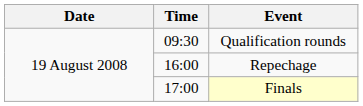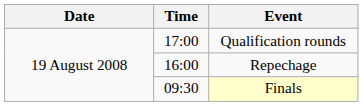(181, 40) 09:30 -> (181, 40) 17:00
(181, 88) 17:00 -> (181, 88) 09:30
